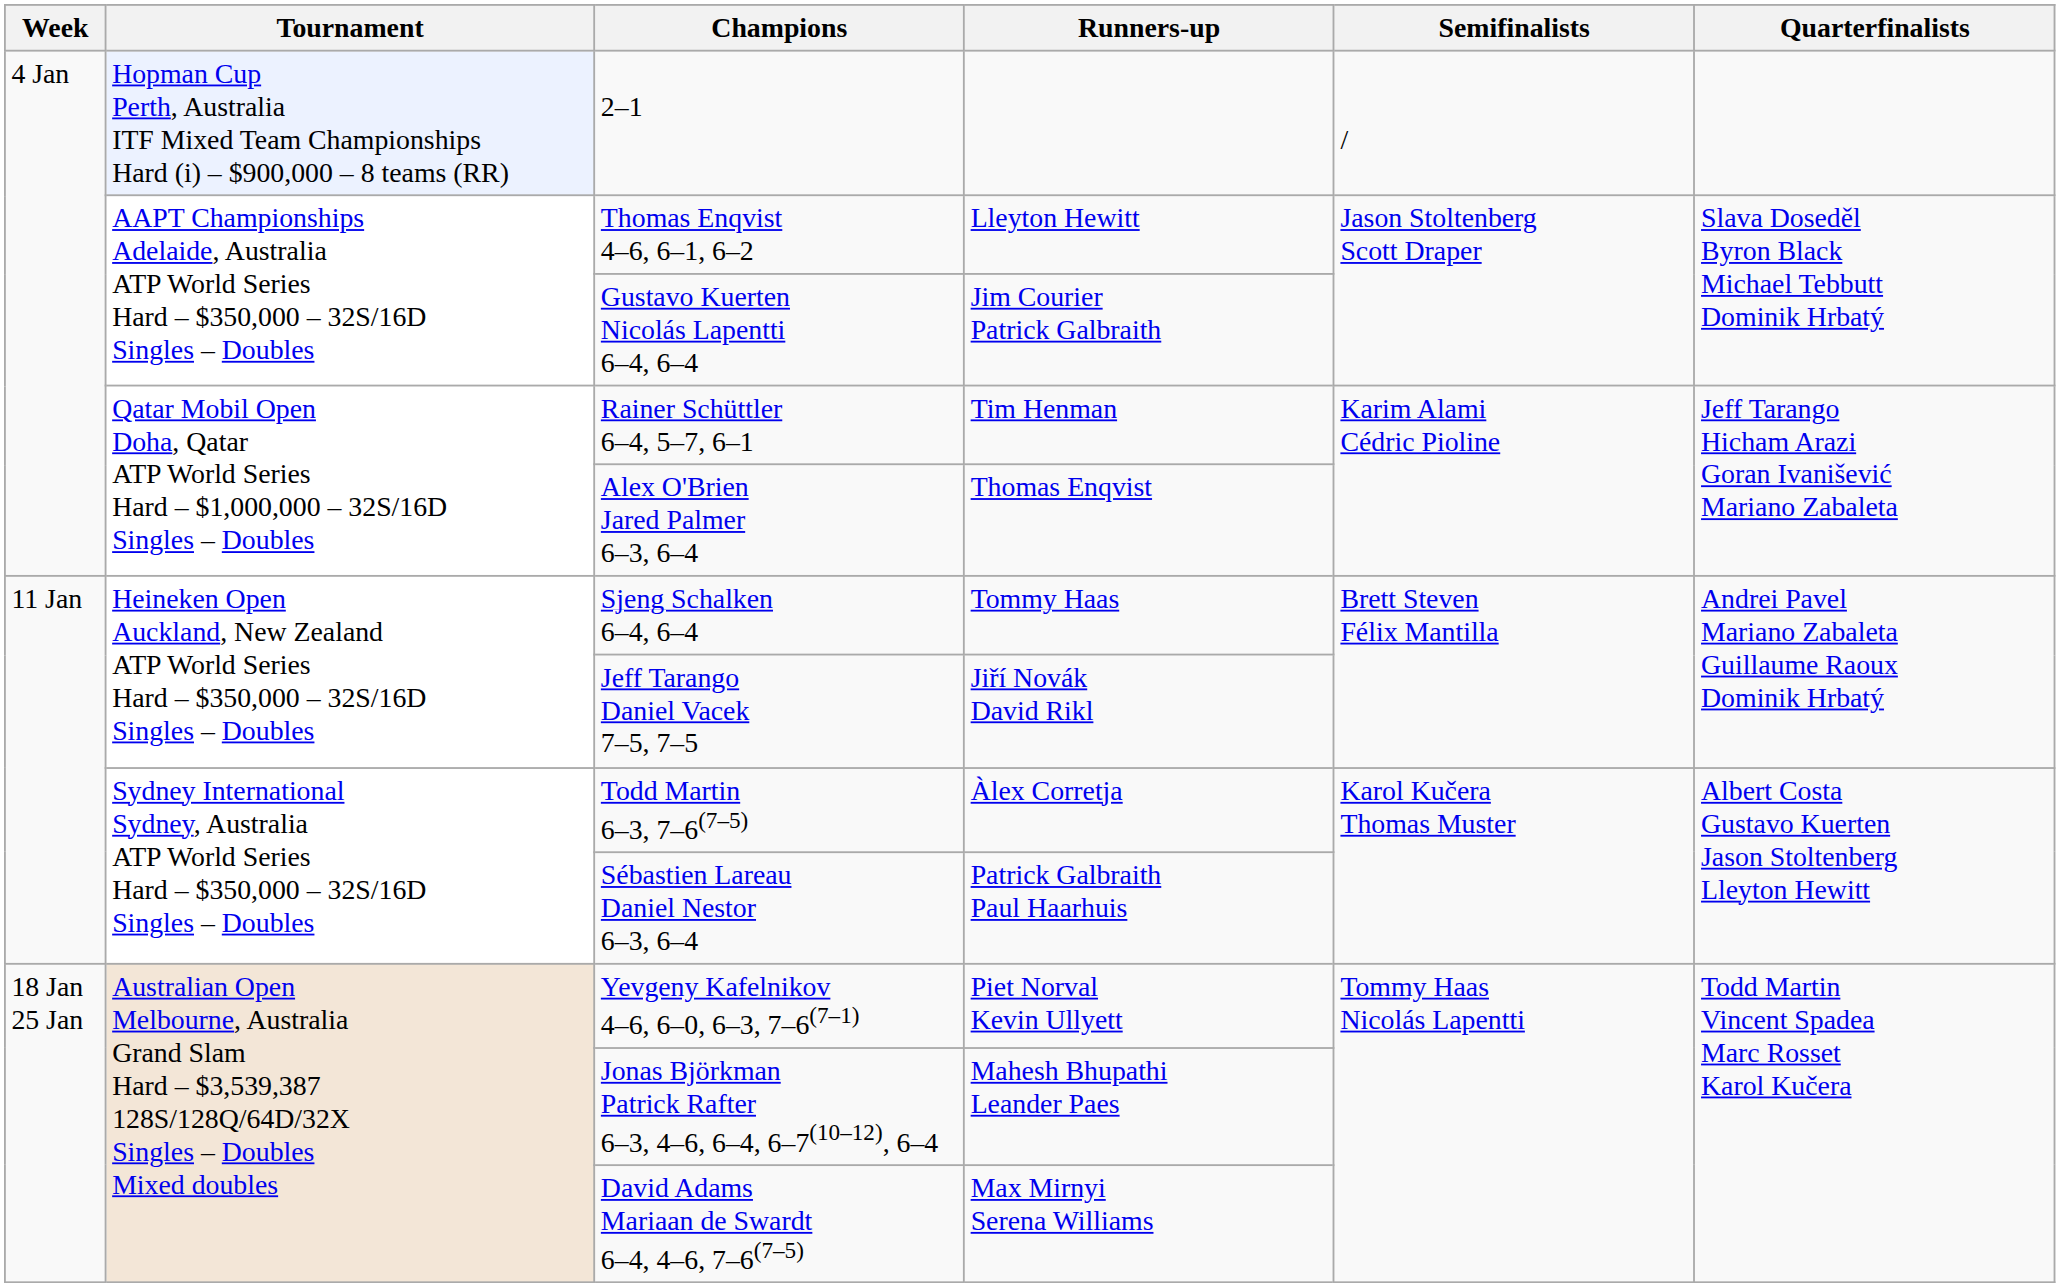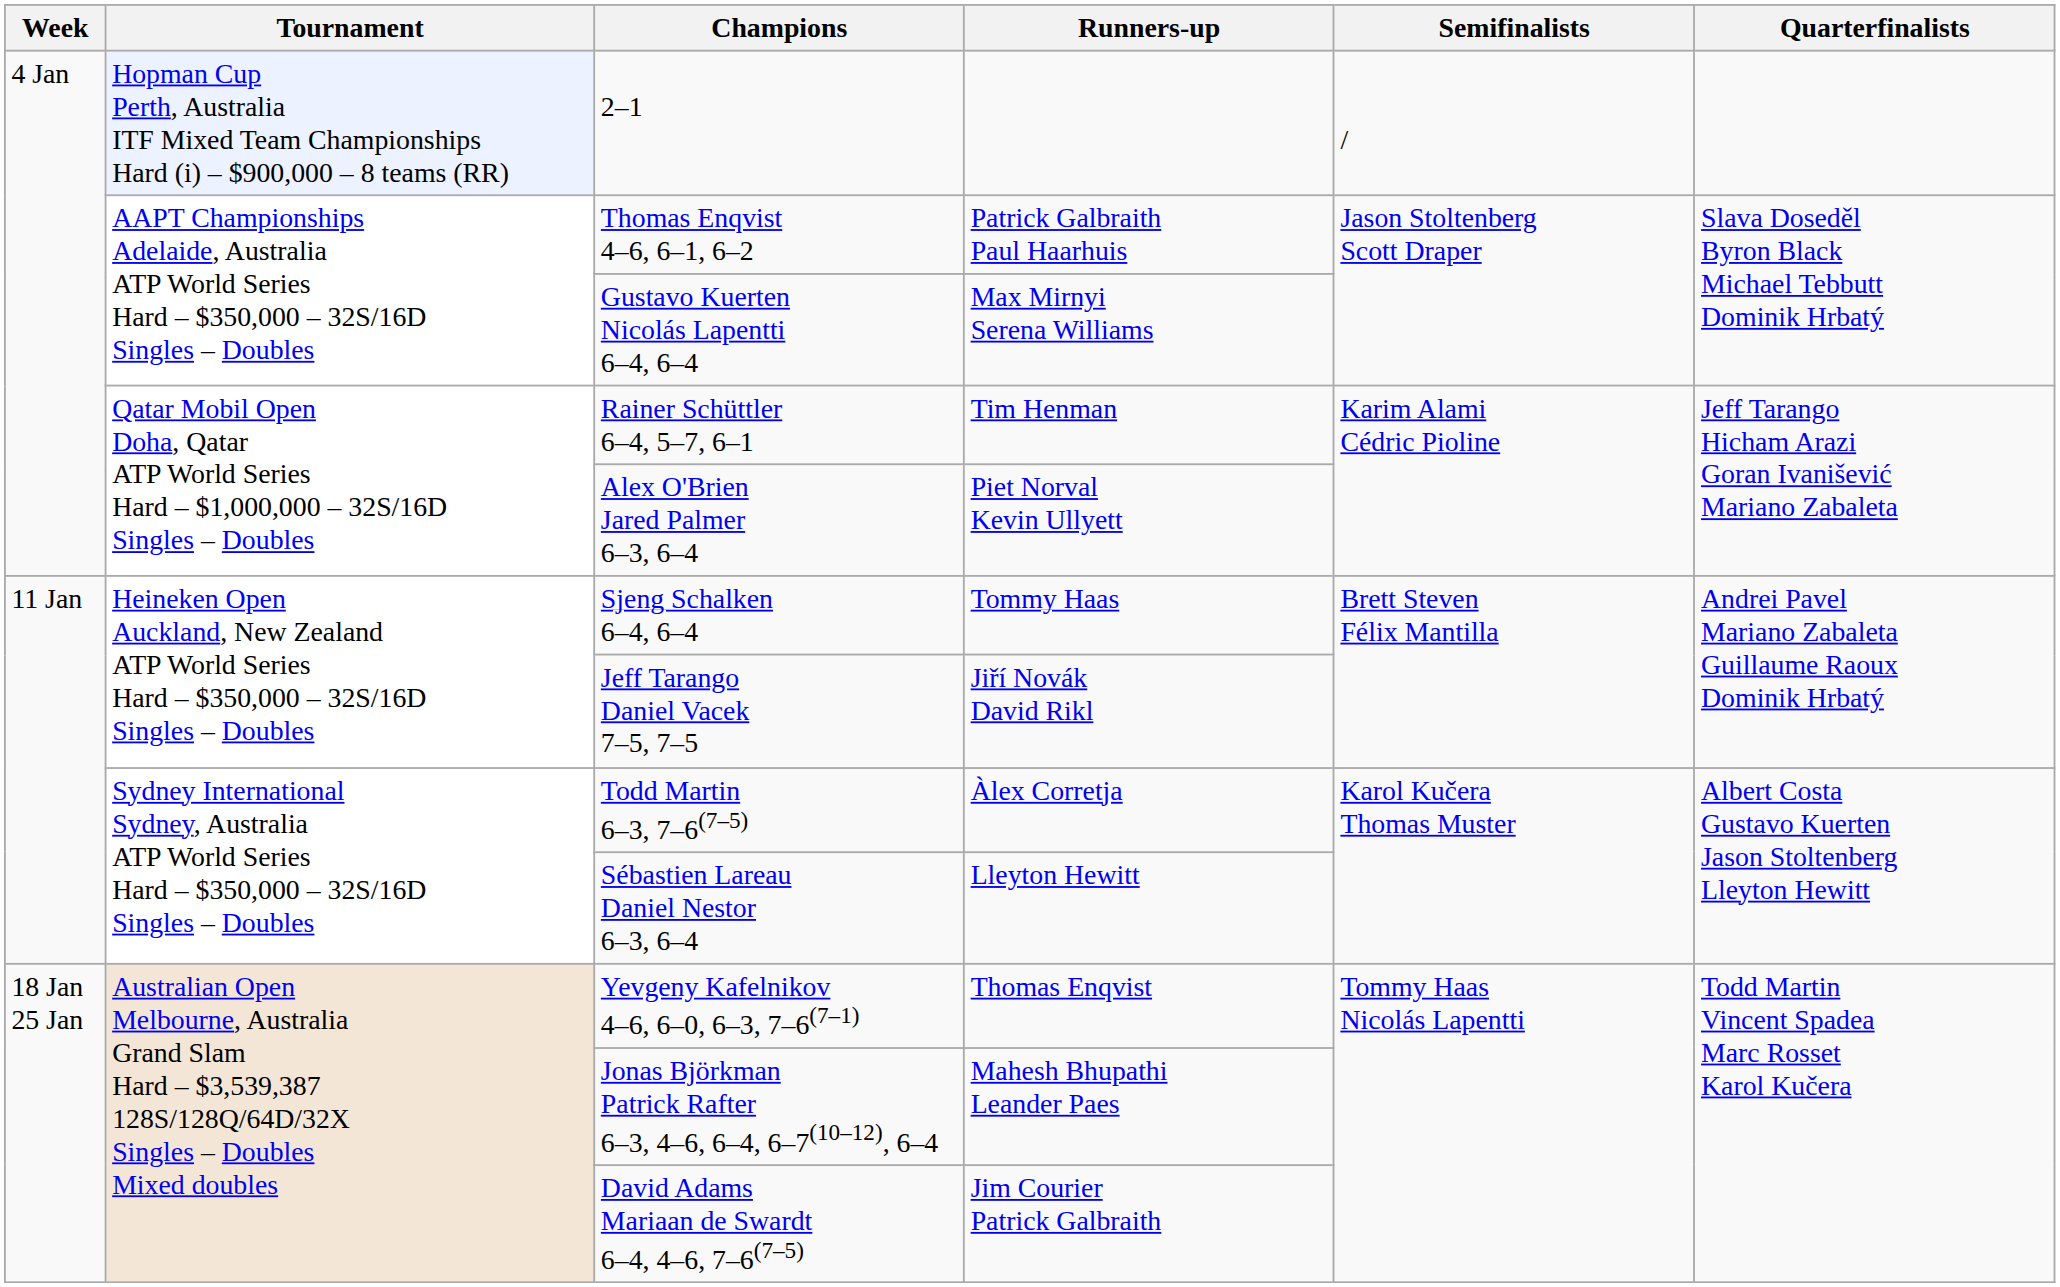(1055, 218) Lleyton Hewitt -> (1066, 234) Patrick Galbraith Paul Haarhuis
(1066, 313) Jim Courier Patrick Galbraith -> (1062, 313) Max Mirnyi Serena Williams
(1061, 487) Thomas Enqvist -> (1047, 503) Piet Norval Kevin Ullyett
(1066, 890) Patrick Galbraith Paul Haarhuis -> (1055, 874) Lleyton Hewitt
(1047, 1002) Piet Norval Kevin Ullyett -> (1061, 985) Thomas Enqvist
(1062, 1204) Max Mirnyi Serena Williams -> (1066, 1204) Jim Courier Patrick Galbraith
